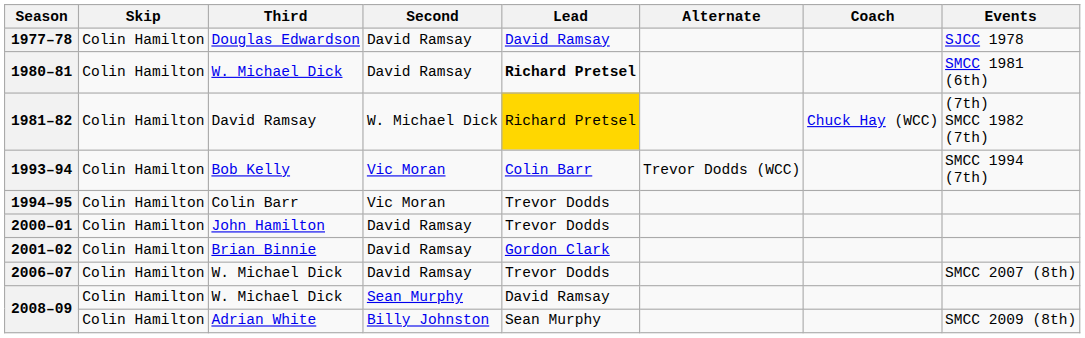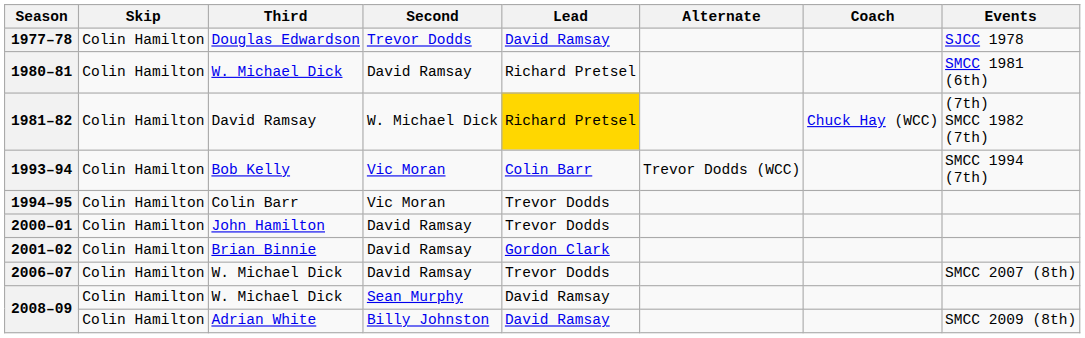(419, 40) David Ramsay -> (419, 40) Trevor Dodds
(570, 72) bold -> (570, 72) normal
(553, 321) Sean Murphy -> (557, 321) David Ramsay
